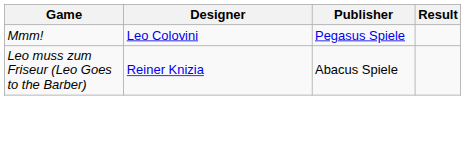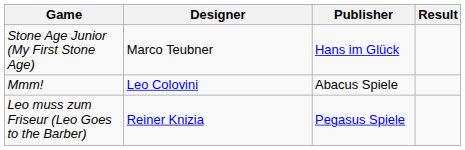+ row: (57, 49)
(360, 35) Pegasus Spiele -> (356, 85) Abacus Spiele
(356, 70) Abacus Spiele -> (360, 120) Pegasus Spiele
